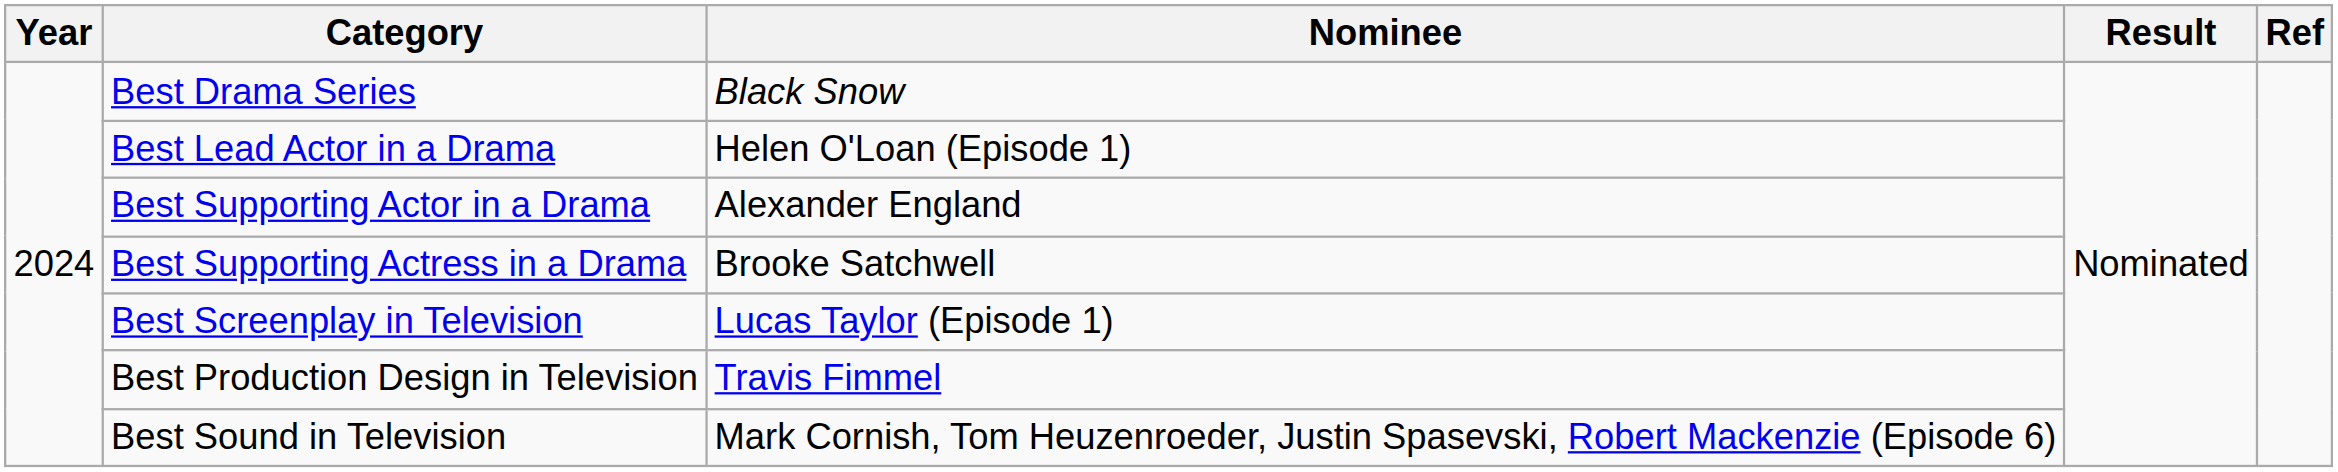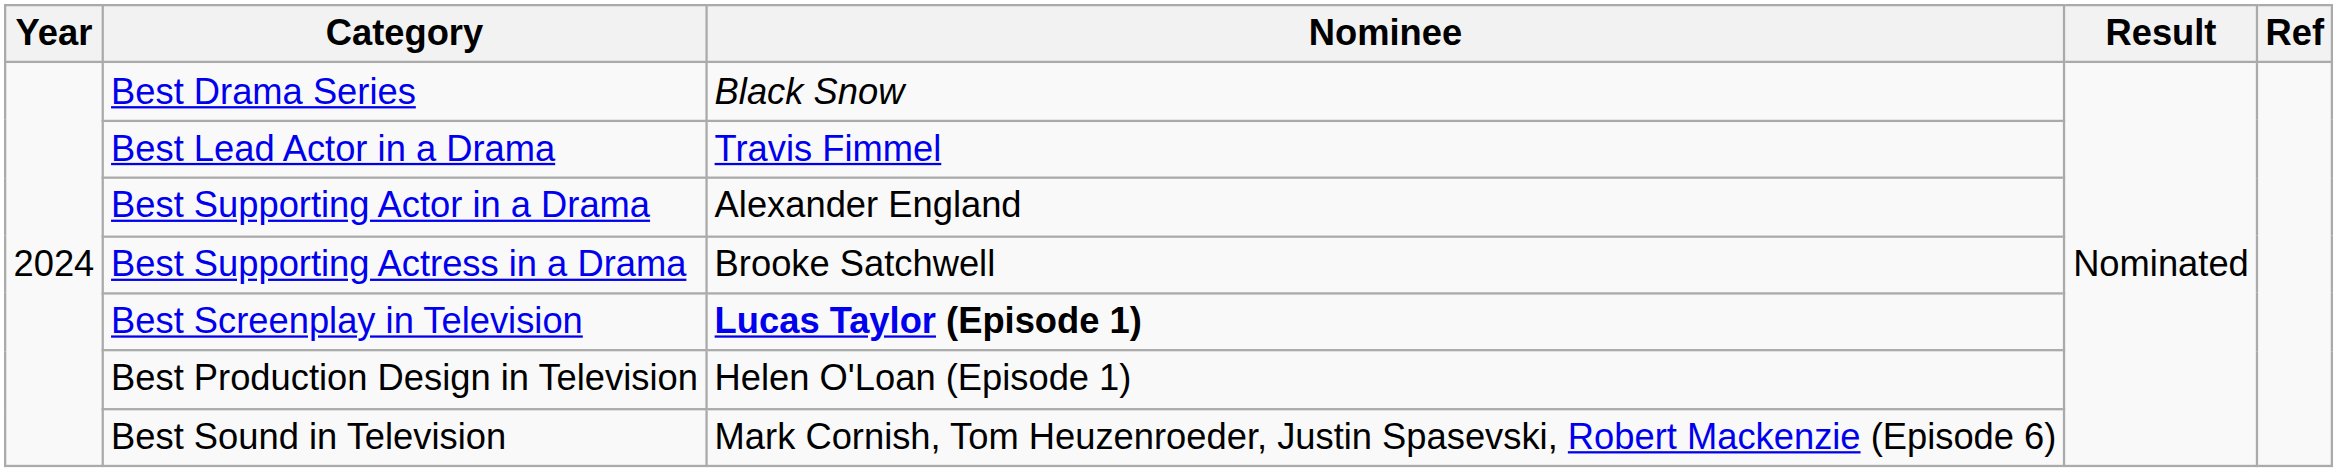(923, 148) Helen O'Loan (Episode 1) -> (828, 148) Travis Fimmel
(914, 321) normal -> (928, 321) bold
(828, 378) Travis Fimmel -> (923, 378) Helen O'Loan (Episode 1)
